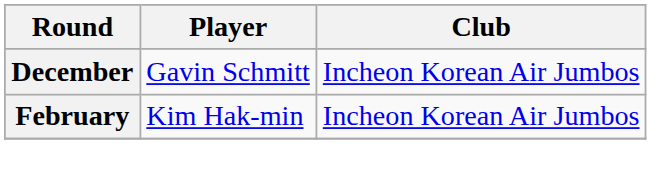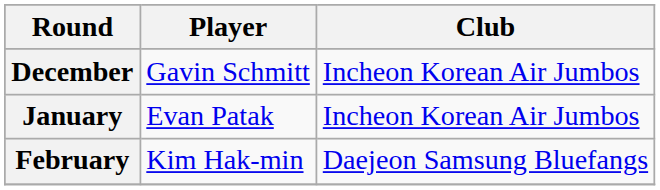+ row: (72, 116)
(481, 116) Incheon Korean Air Jumbos -> (485, 160) Daejeon Samsung Bluefangs
